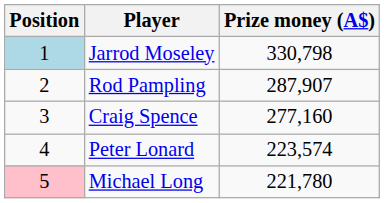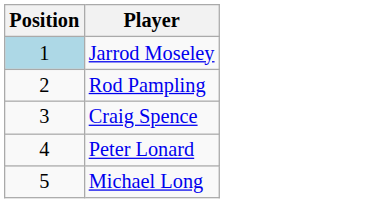- column: (300, 20)
(44, 181) pink background -> (44, 181) no background
